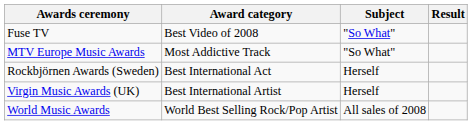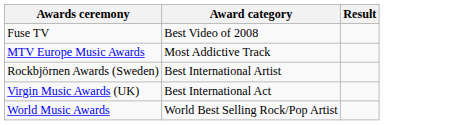- column: (385, 14)
(218, 71) Best International Act -> (223, 71) Best International Artist
(223, 91) Best International Artist -> (218, 91) Best International Act
